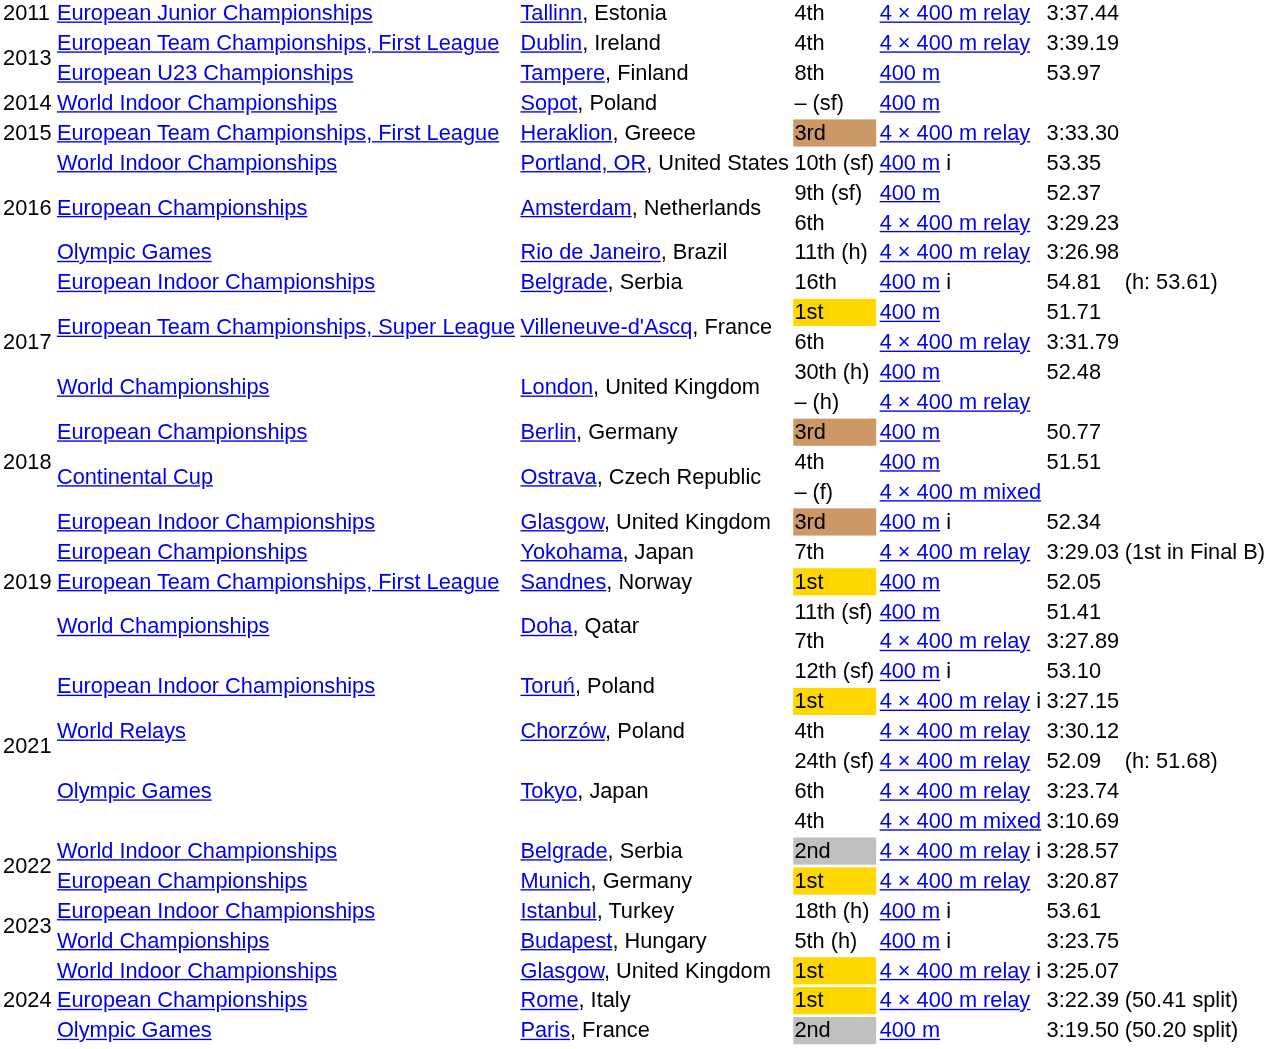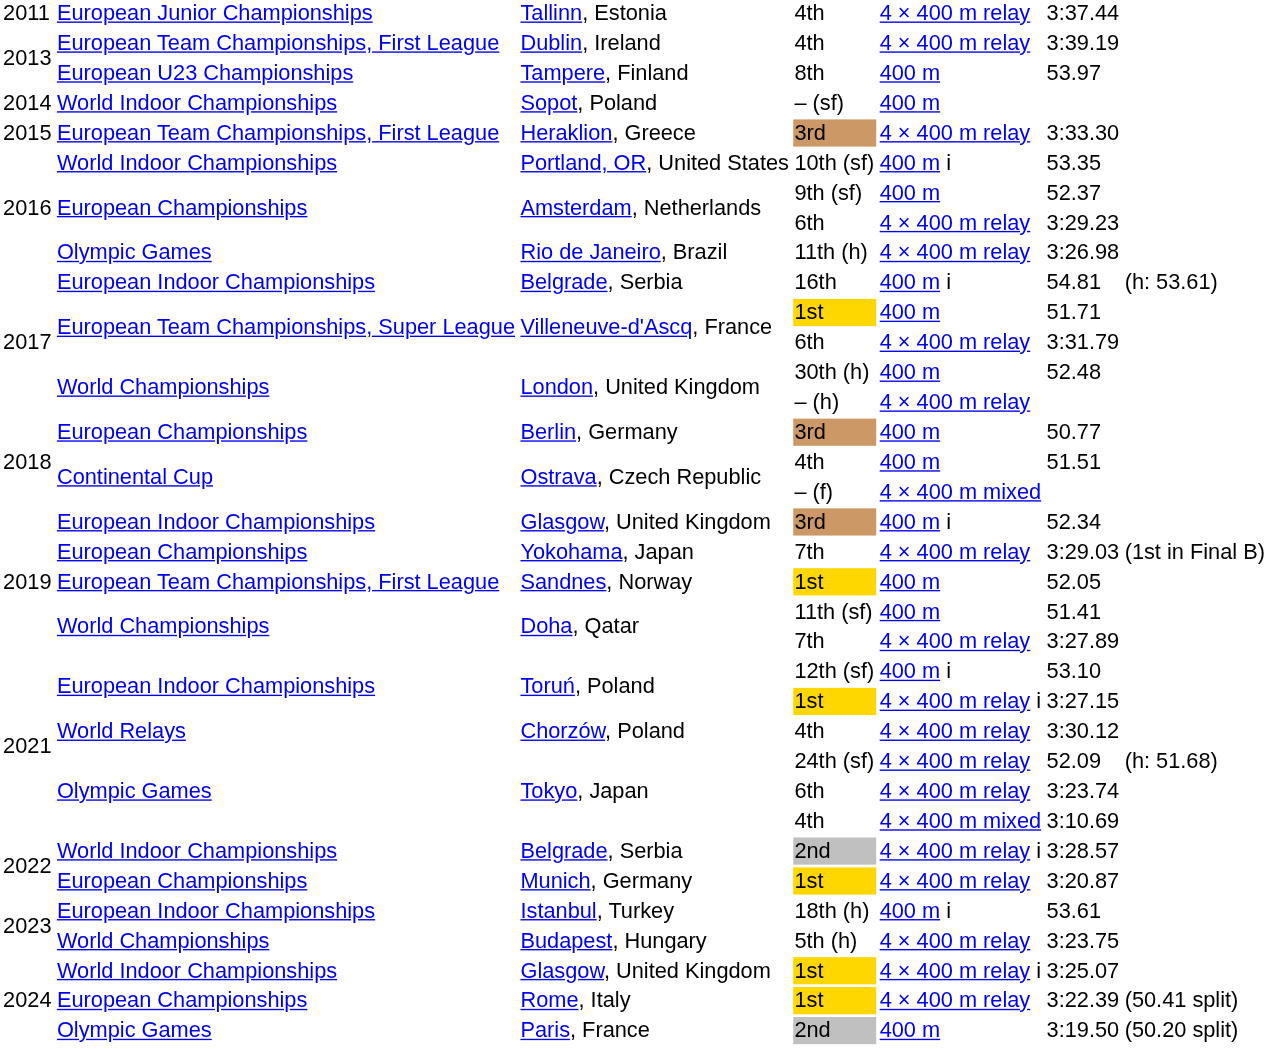(915, 940) 400 m i -> (955, 940) 4 × 400 m relay
